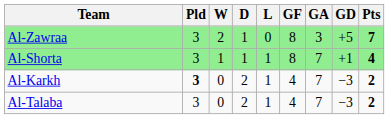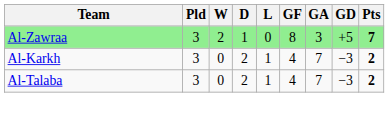- row: (35, 59)
(196, 80) bold -> (196, 59) normal
